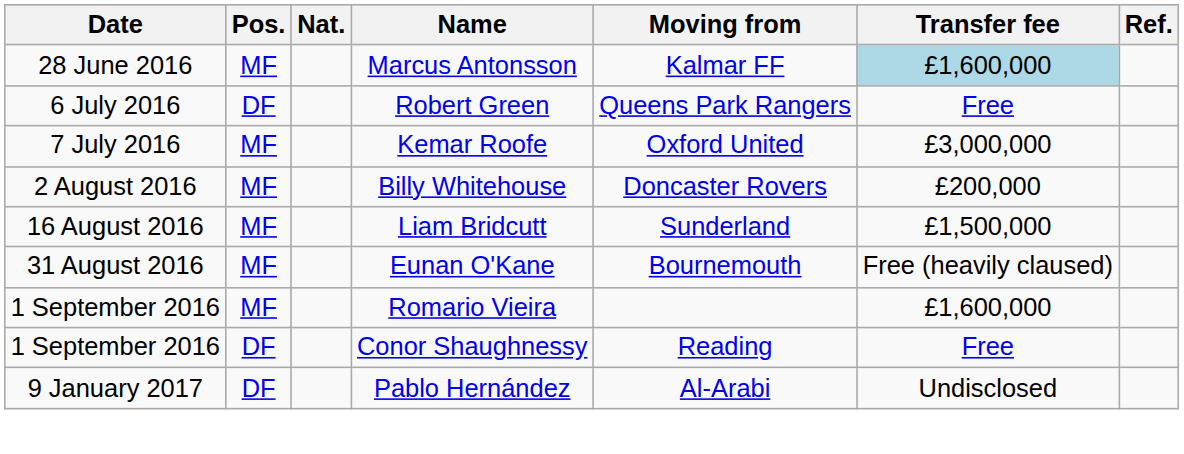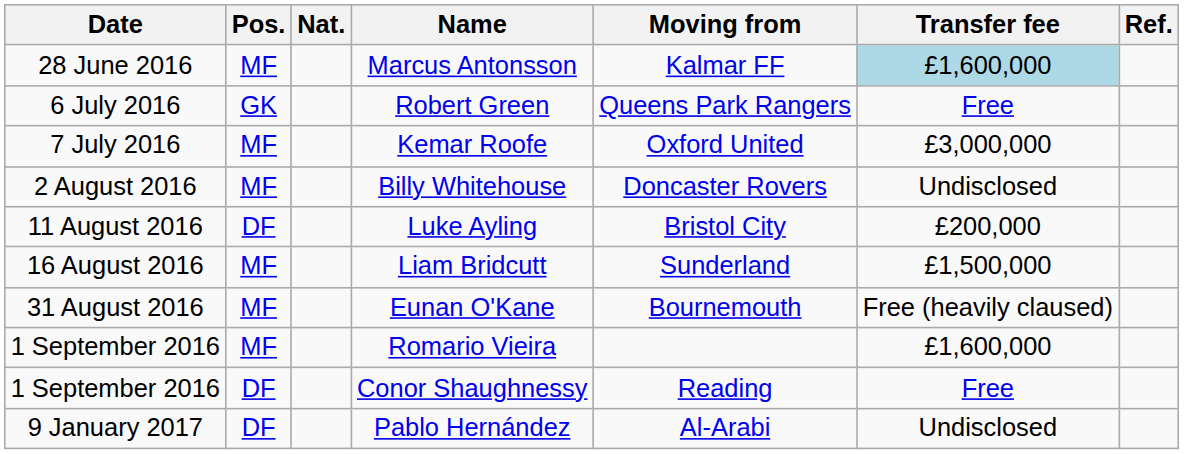(259, 105) DF -> (259, 105) GK
(988, 186) £200,000 -> (988, 186) Undisclosed
+ row: (472, 226)
